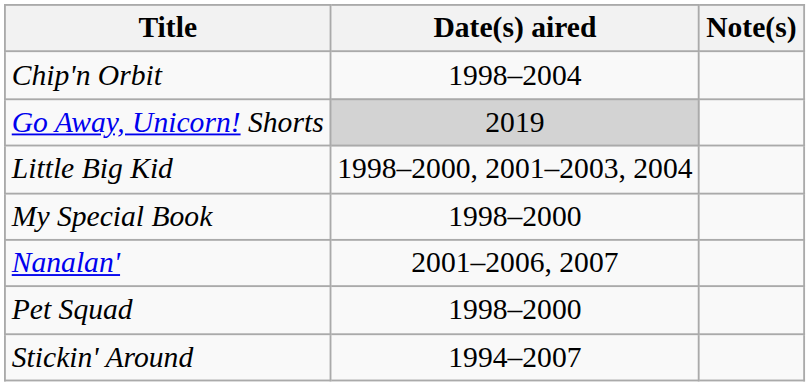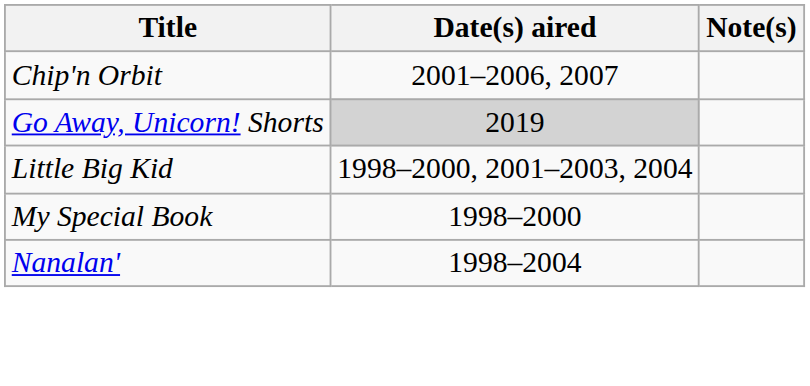(515, 74) 1998–2004 -> (515, 74) 2001–2006, 2007
(515, 262) 2001–2006, 2007 -> (515, 262) 1998–2004
- row: (72, 309)
- row: (102, 356)
